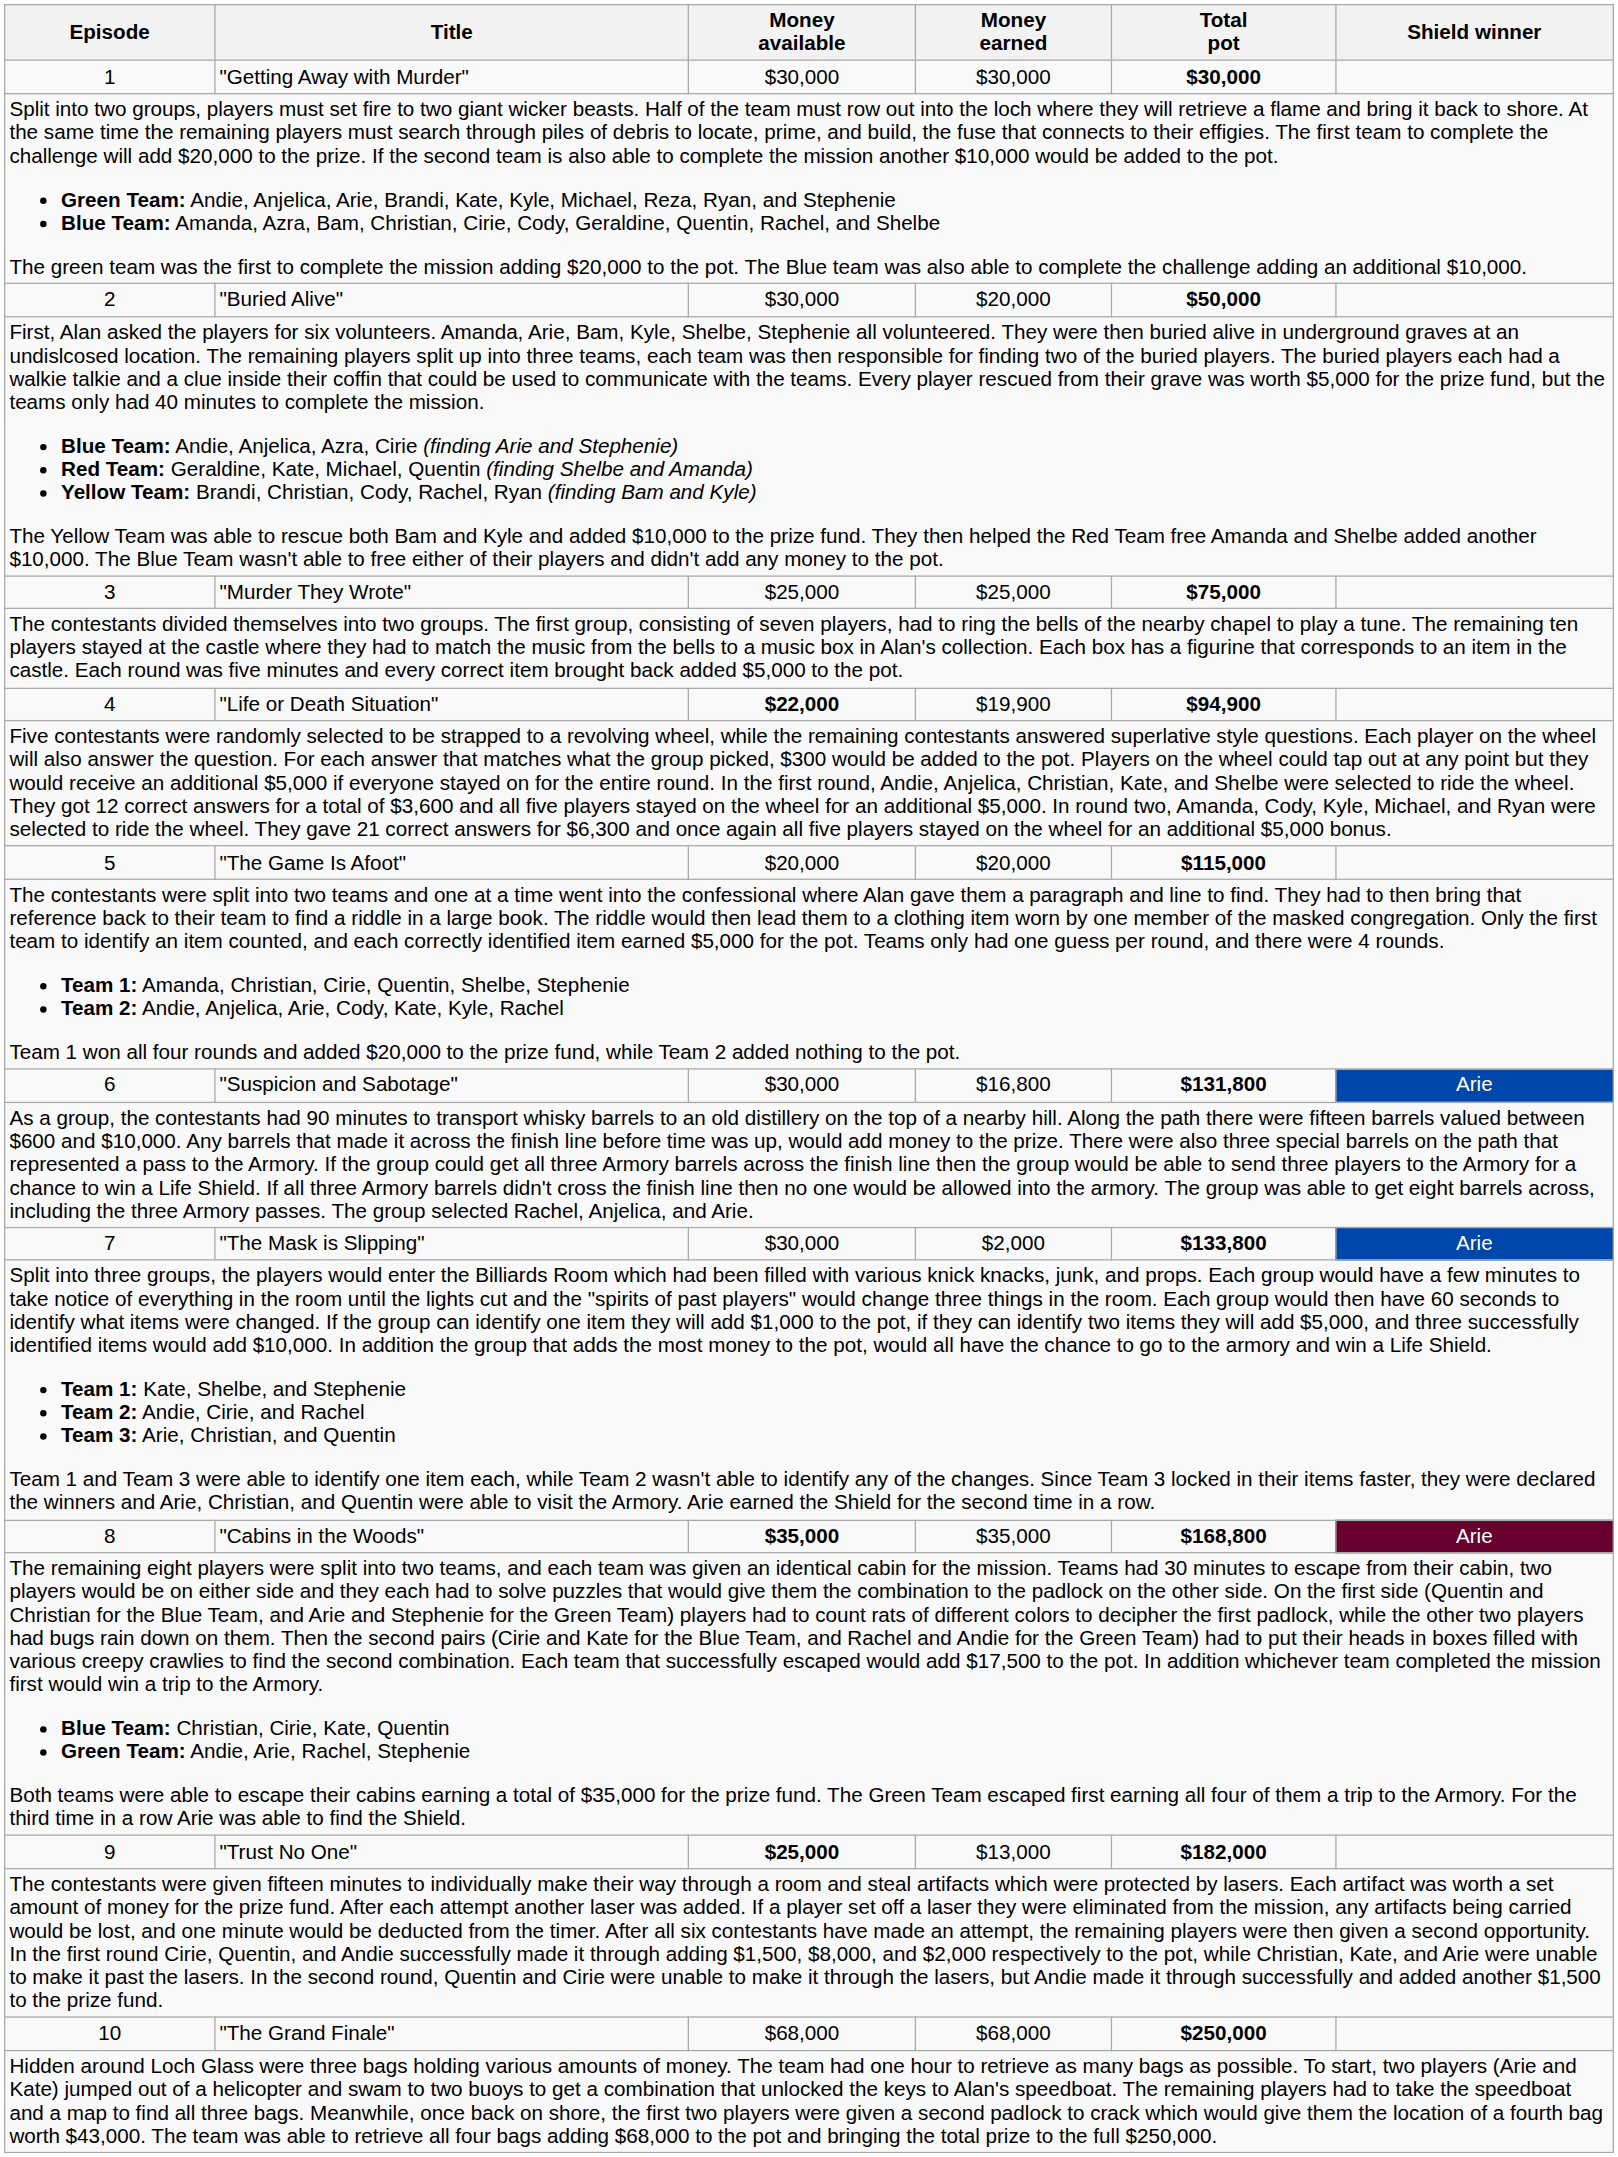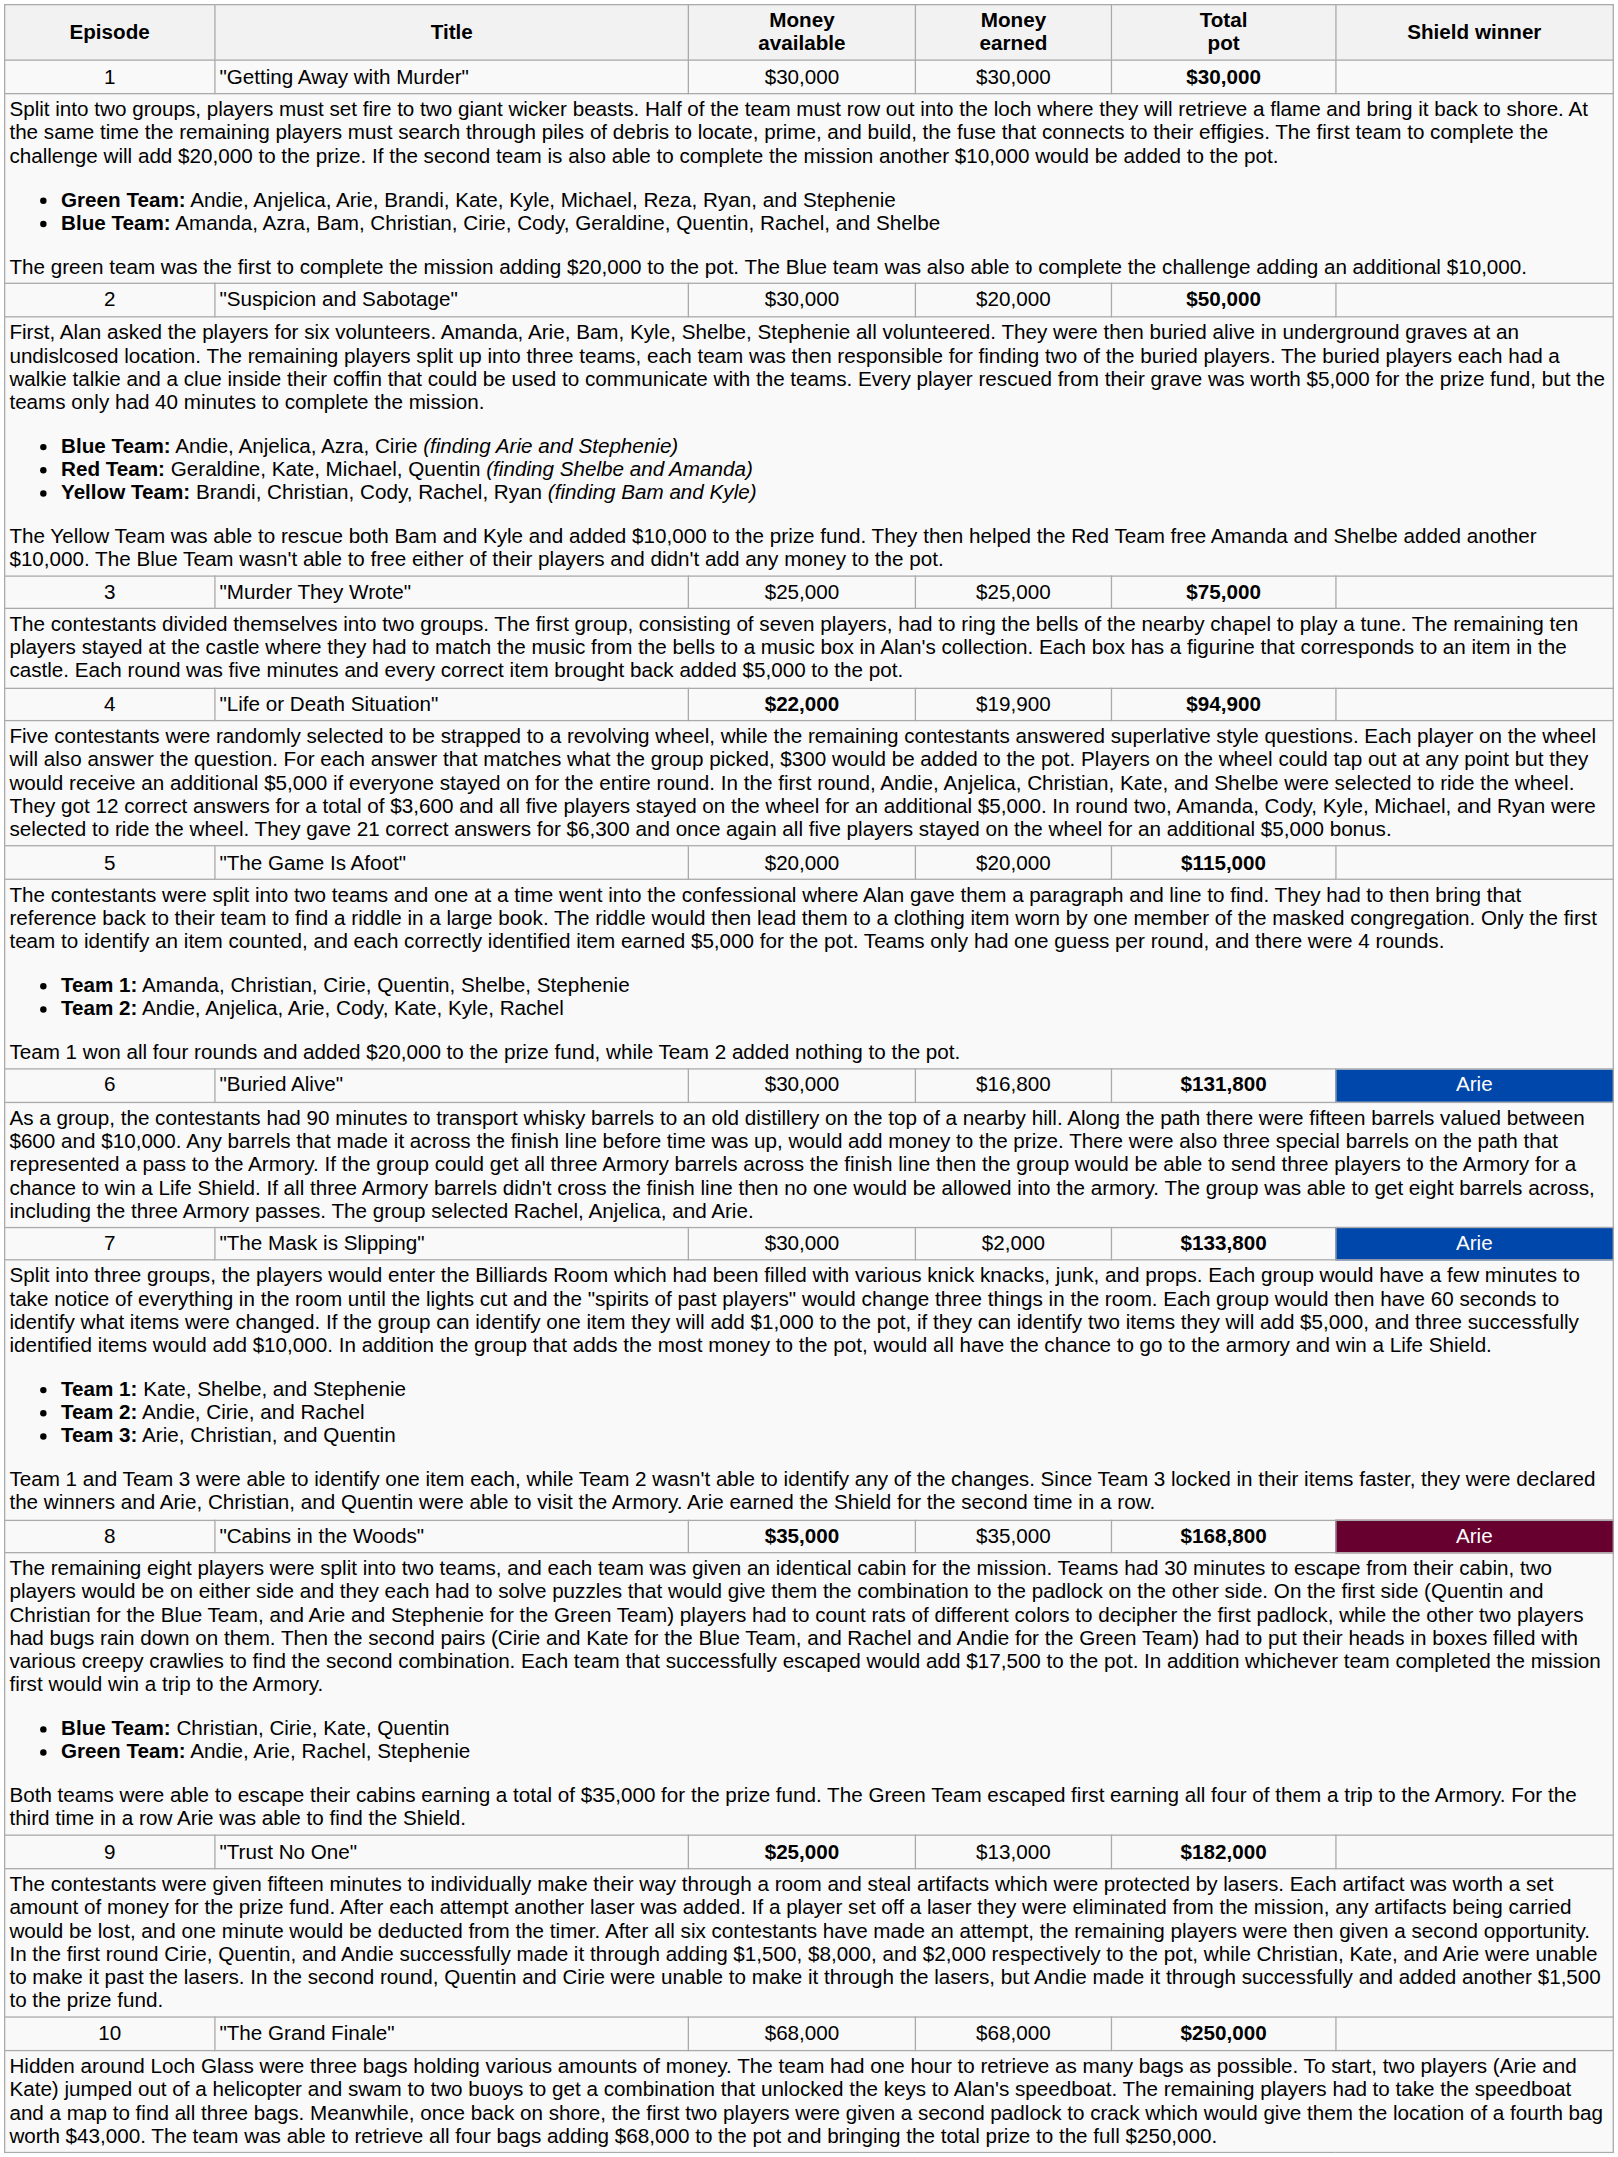(281, 299) "Buried Alive" -> (339, 299) "Suspicion and Sabotage"
(339, 1085) "Suspicion and Sabotage" -> (281, 1085) "Buried Alive"
